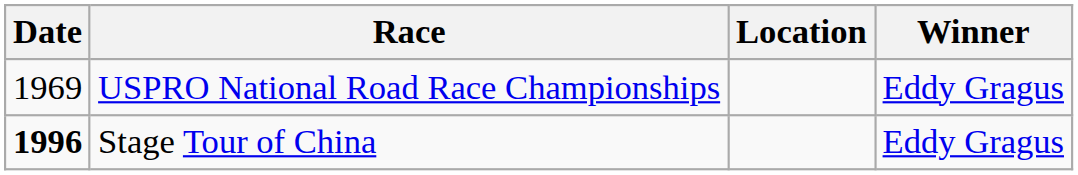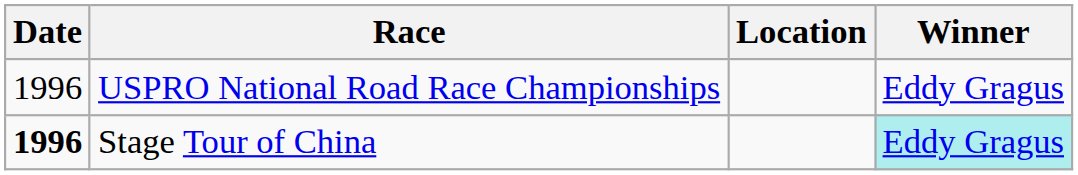(48, 86) 1969 -> (48, 86) 1996
(973, 141) no background -> (973, 141) paleturquoise background
